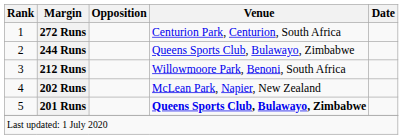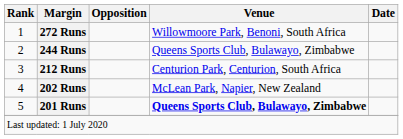(246, 32) Centurion Park, Centurion, South Africa -> (249, 32) Willowmoore Park, Benoni, South Africa
(249, 69) Willowmoore Park, Benoni, South Africa -> (246, 69) Centurion Park, Centurion, South Africa
